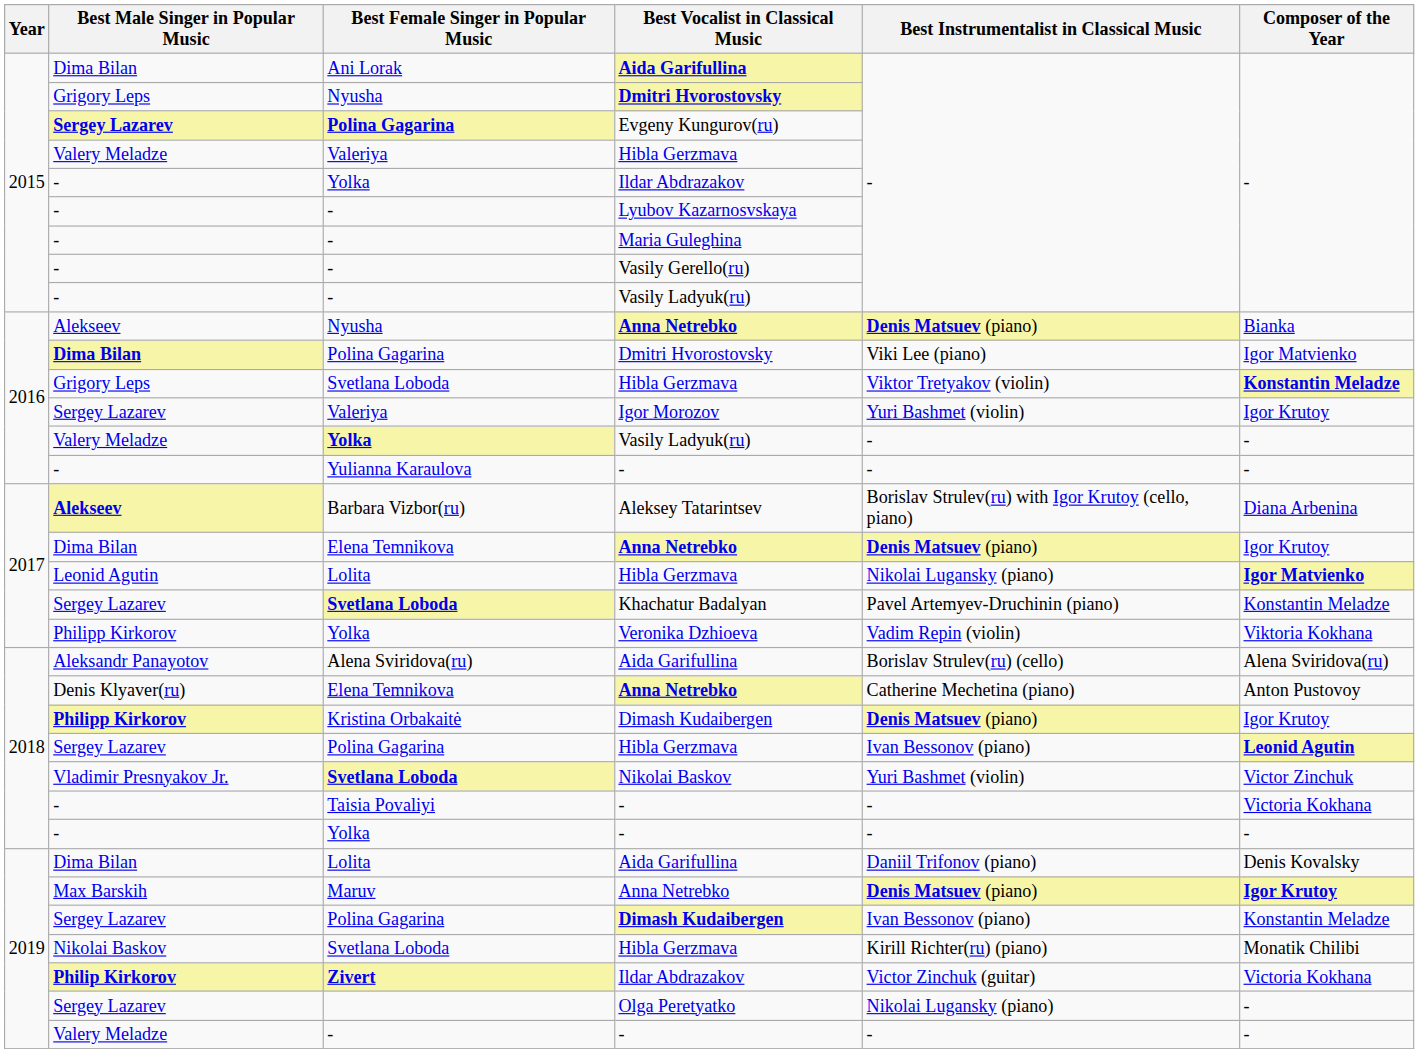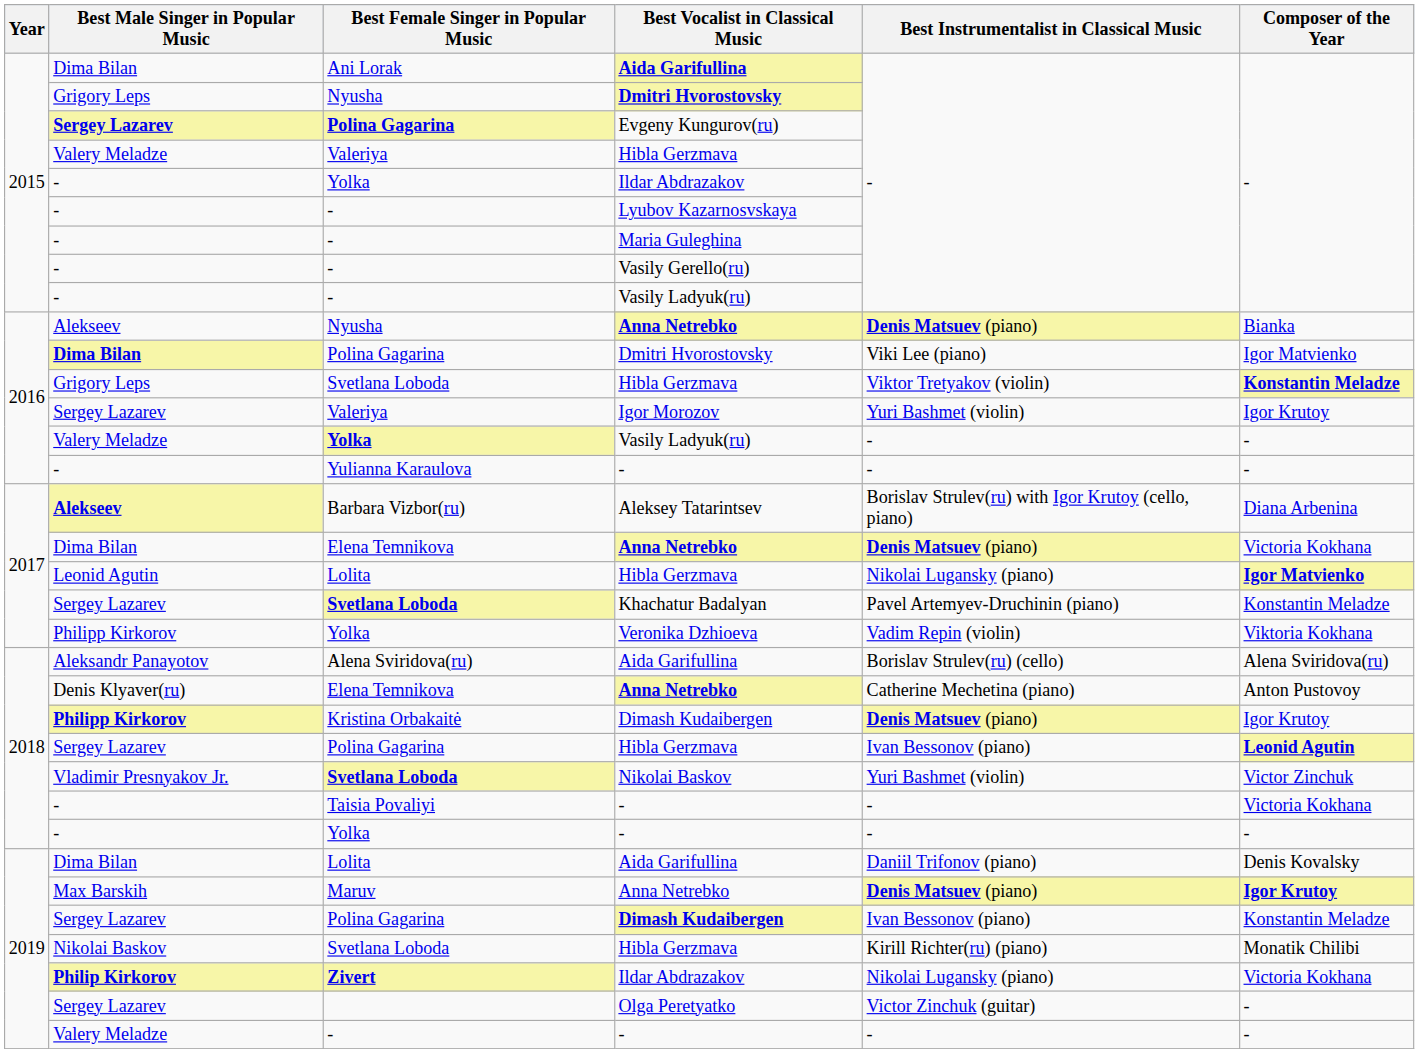(1286, 546) Igor Krutoy -> (1307, 546) Victoria Kokhana
(951, 977) Victor Zinchuk (guitar) -> (960, 977) Nikolai Lugansky (piano)
(960, 1005) Nikolai Lugansky (piano) -> (951, 1005) Victor Zinchuk (guitar)
